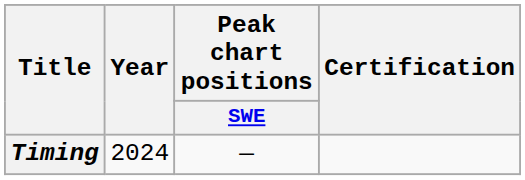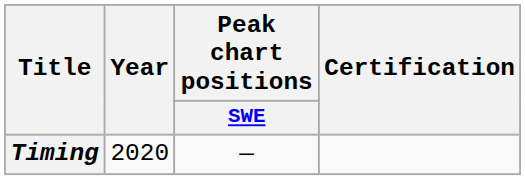(140, 154) 2024 -> (140, 154) 2020
